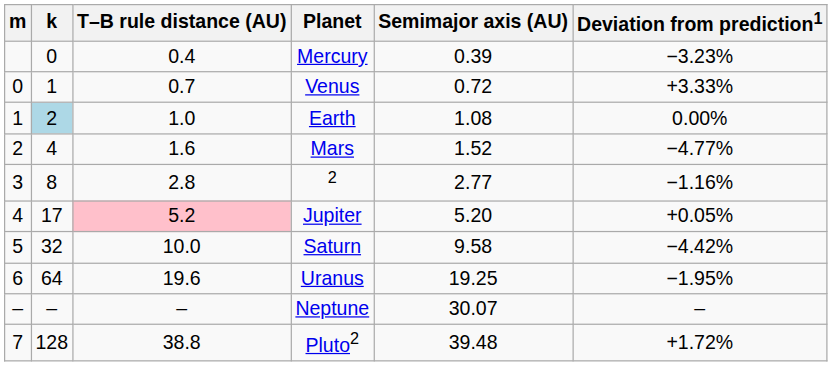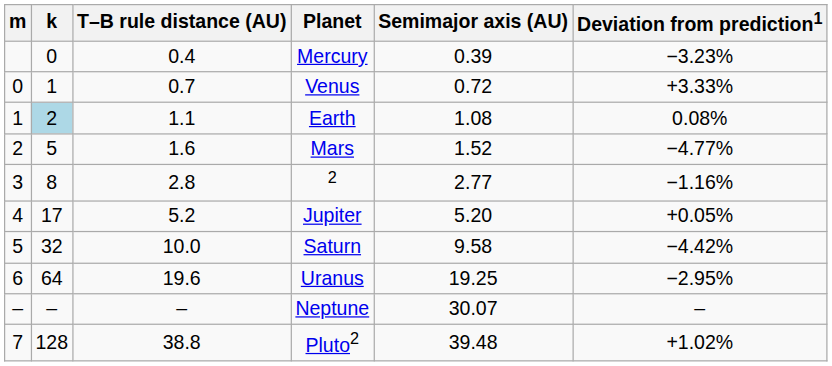(182, 118) 1.0 -> (182, 118) 1.1
(700, 118) 0.00% -> (700, 118) 0.08%
(52, 149) 4 -> (52, 149) 5
(182, 216) pink background -> (182, 216) no background
(700, 278) −1.95% -> (700, 278) −2.95%
(700, 342) +1.72% -> (700, 342) +1.02%
